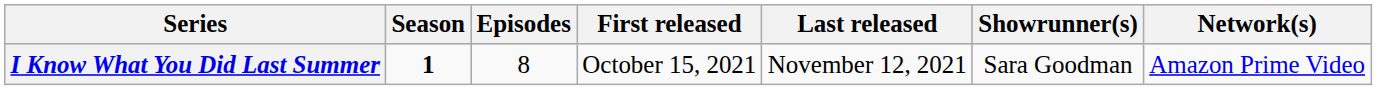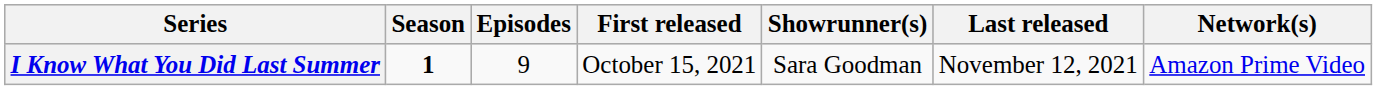columns swapped: (867, 24) <-> (1058, 24)
(524, 63) 8 -> (524, 63) 9
